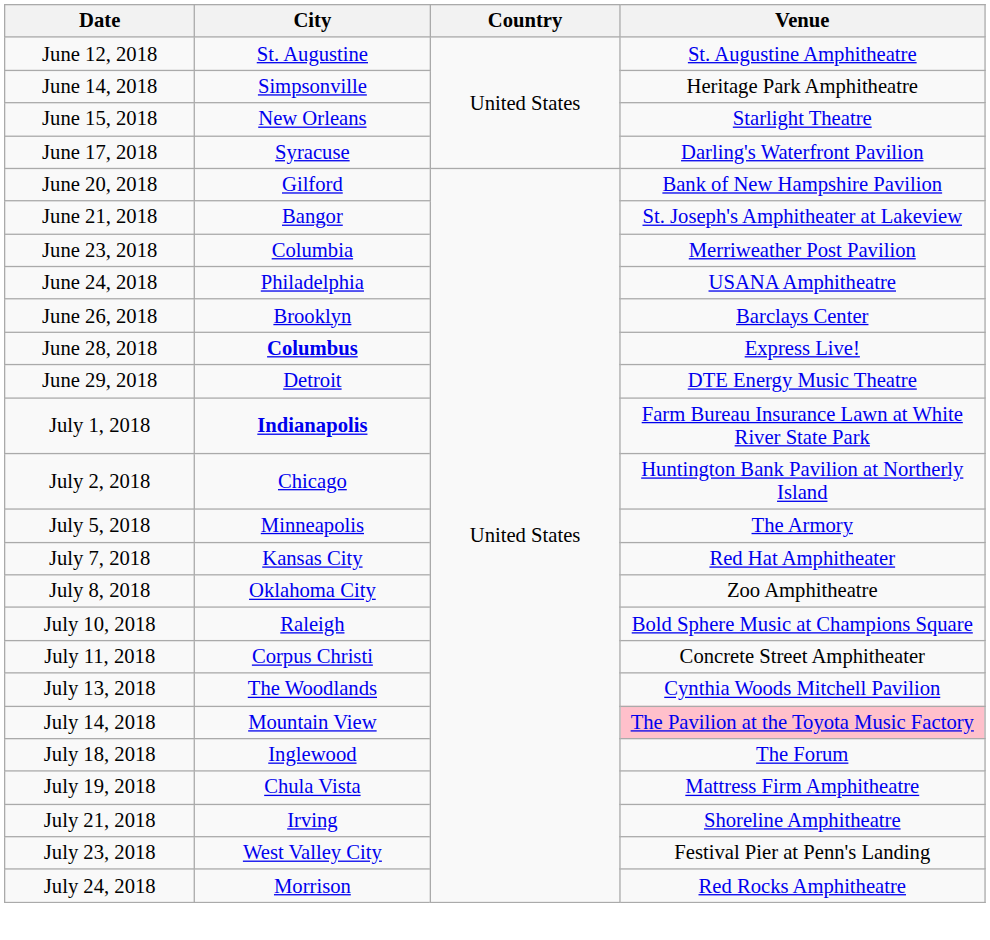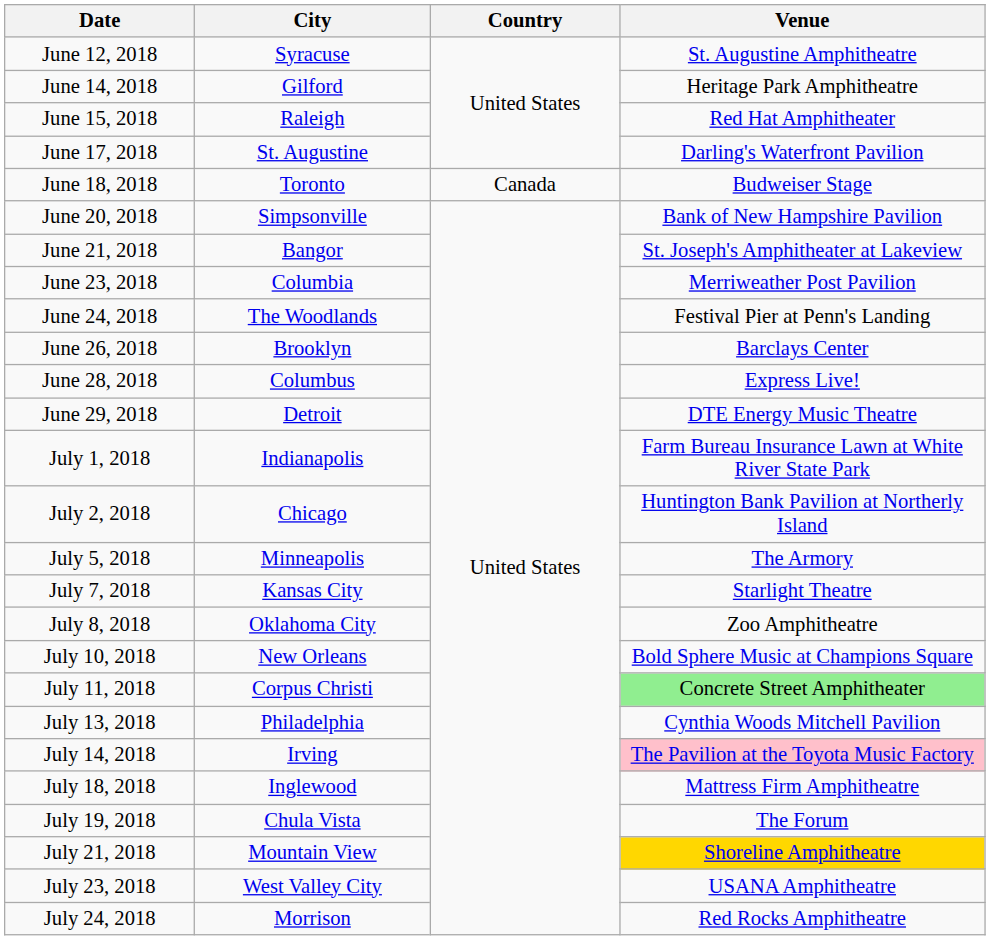(312, 53) St. Augustine -> (312, 53) Syracuse
(312, 86) Simpsonville -> (312, 86) Gilford
(312, 119) New Orleans -> (312, 119) Raleigh
(802, 119) Starlight Theatre -> (802, 119) Red Hat Amphitheater
(312, 151) Syracuse -> (312, 151) St. Augustine
+ row: (100, 184)
(312, 184) Gilford -> (312, 217) Simpsonville
(312, 282) Philadelphia -> (312, 315) The Woodlands
(802, 282) USANA Amphitheatre -> (802, 315) Festival Pier at Penn's Landing
(312, 348) bold -> (312, 380) normal
(312, 425) bold -> (312, 458) normal
(802, 558) Red Hat Amphitheater -> (802, 591) Starlight Theatre
(312, 623) Raleigh -> (312, 656) New Orleans
(802, 656) no background -> (802, 689) lightgreen background
(312, 689) The Woodlands -> (312, 721) Philadelphia
(312, 721) Mountain View -> (312, 754) Irving
(802, 754) The Forum -> (802, 787) Mattress Firm Amphitheatre
(802, 787) Mattress Firm Amphitheatre -> (802, 820) The Forum
(312, 820) Irving -> (312, 852) Mountain View
(802, 820) no background -> (802, 852) gold background
(802, 852) Festival Pier at Penn's Landing -> (802, 885) USANA Amphitheatre
